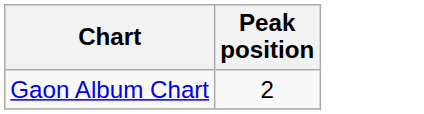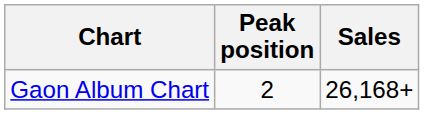+ column: (369, 37)
